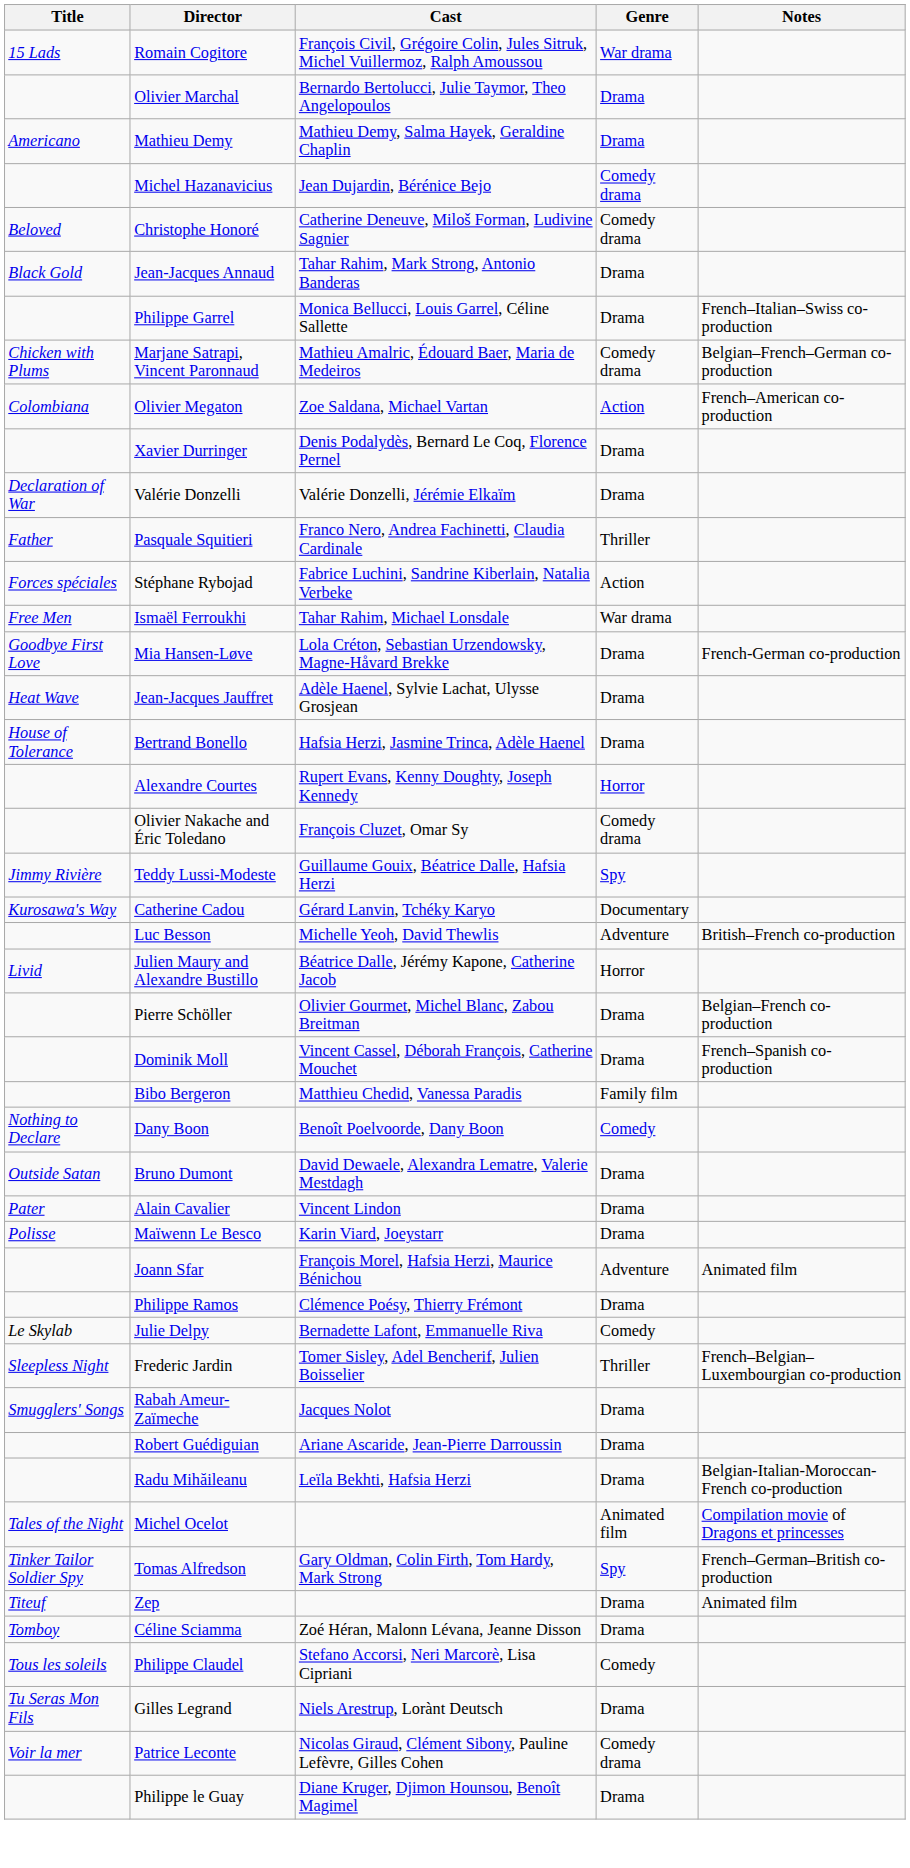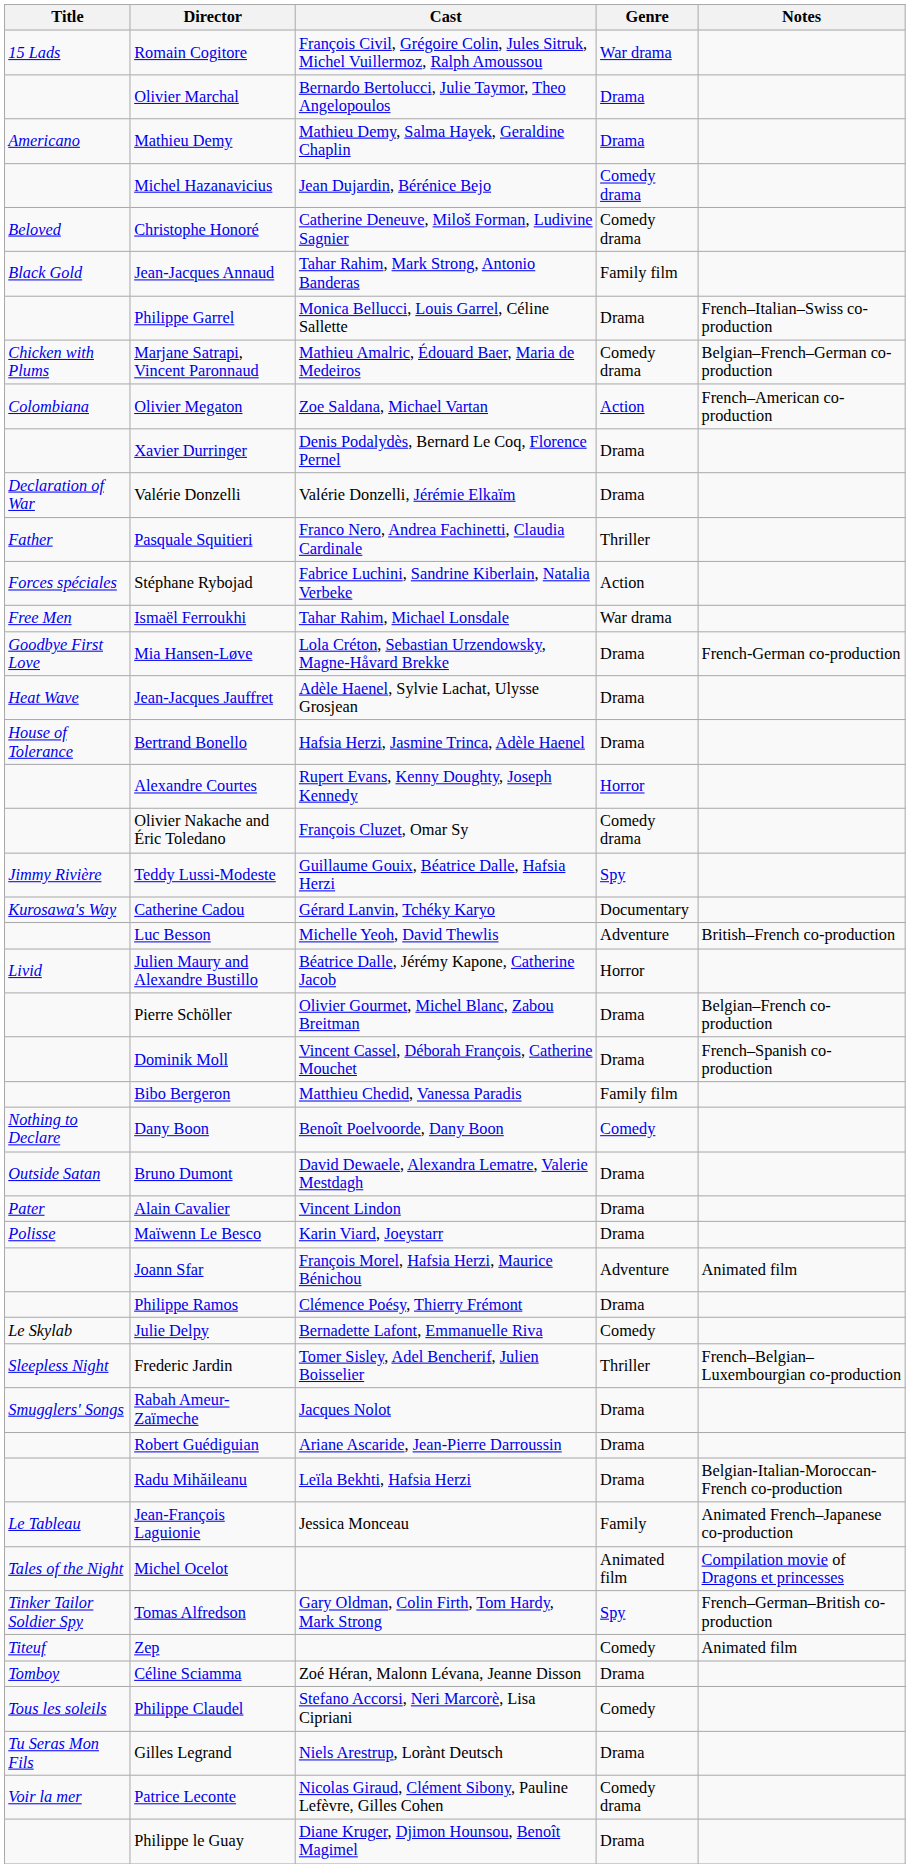(622, 273) Drama -> (639, 273) Family film
+ row: (179, 1524)
(622, 1603) Drama -> (628, 1647) Comedy
